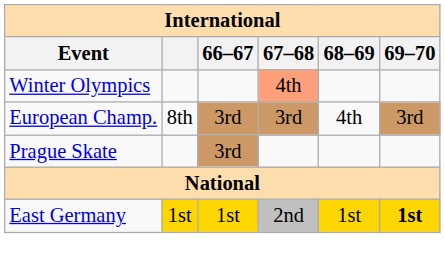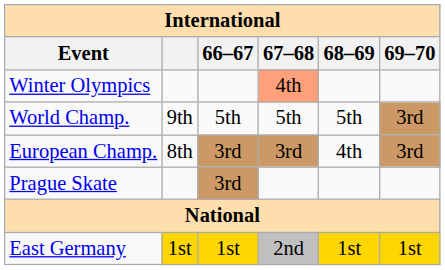+ row: (69, 118)
(410, 215) bold -> (410, 248) normal
